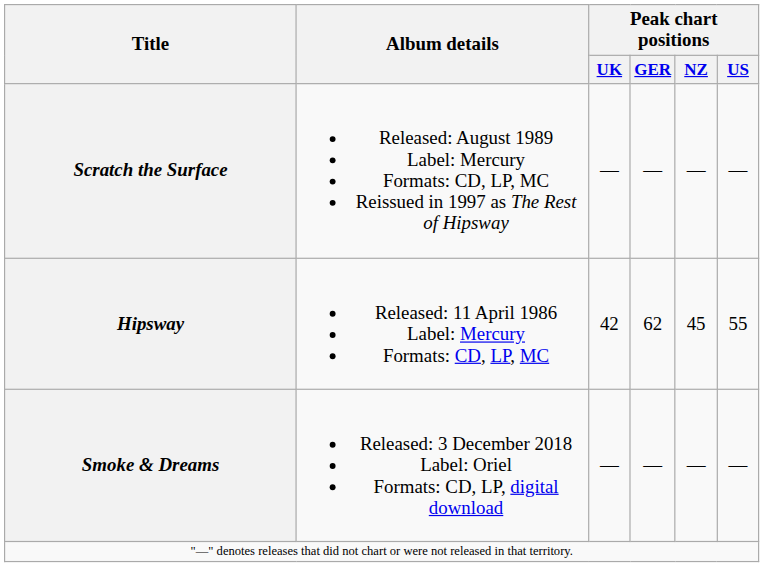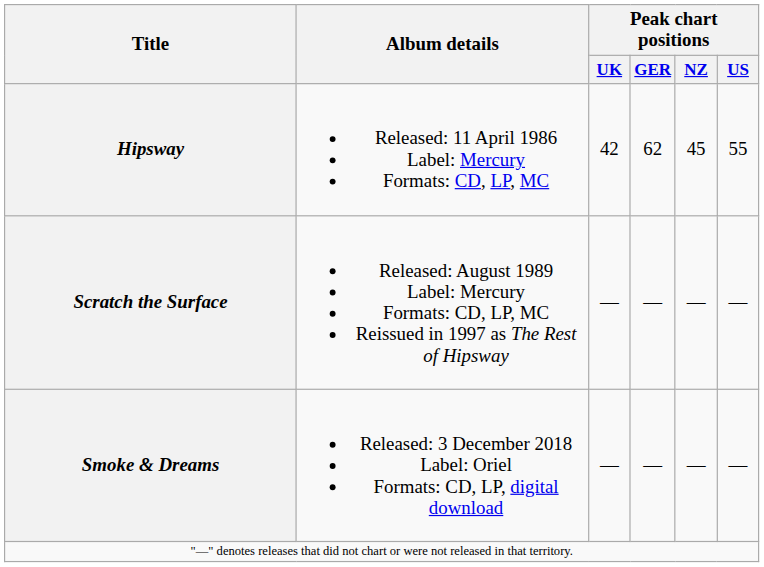rows swapped: (151, 323) <-> (151, 170)
